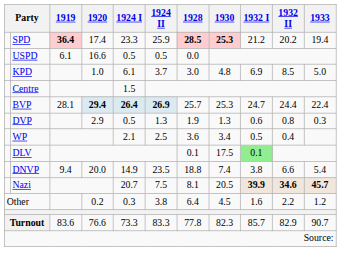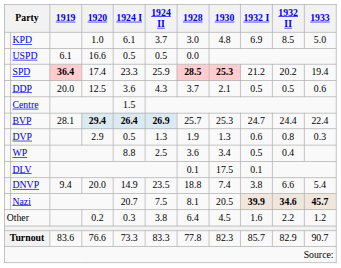rows swapped: (22, 72) <-> (21, 40)
+ row: (22, 89)
(129, 137) 2.1 -> (129, 153) 8.8
(256, 153) lightgreen background -> (256, 169) no background
